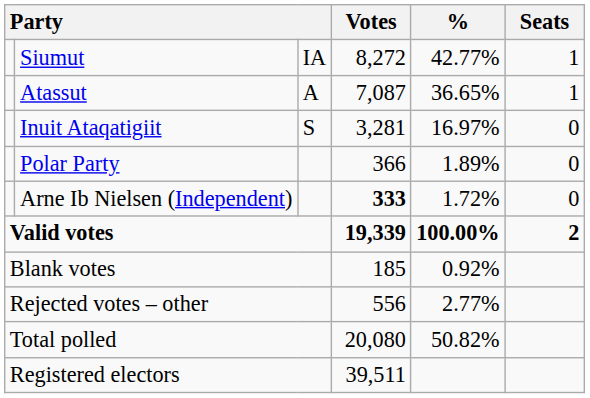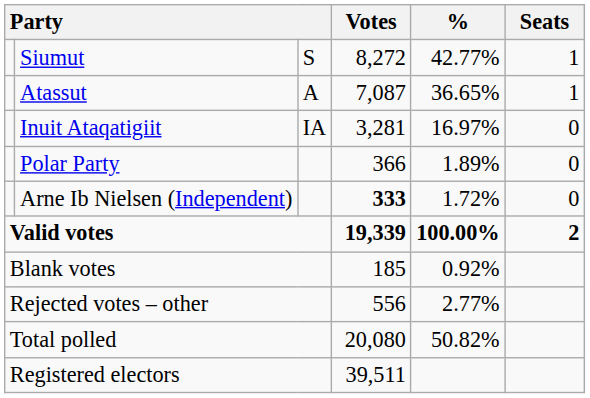(314, 57) IA -> (309, 57) S
(309, 127) S -> (314, 127) IA
